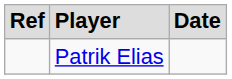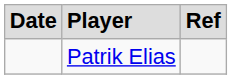columns swapped: (197, 21) <-> (27, 21)
